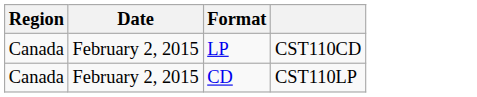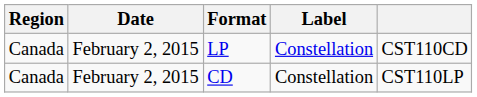+ column: (324, 19)
